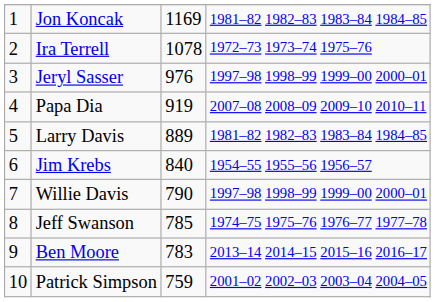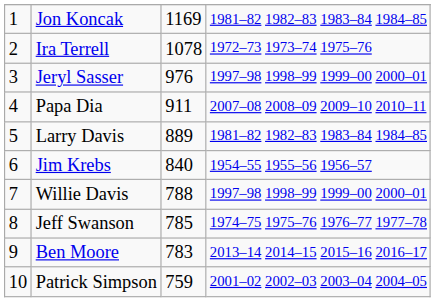(179, 106) 919 -> (179, 106) 911
(179, 194) 790 -> (179, 194) 788
